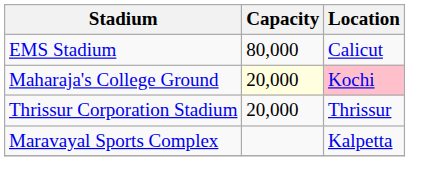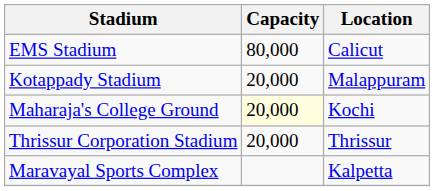+ row: (85, 79)
(351, 79) pink background -> (351, 110) no background
